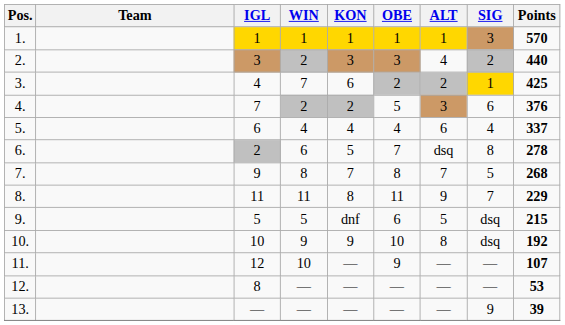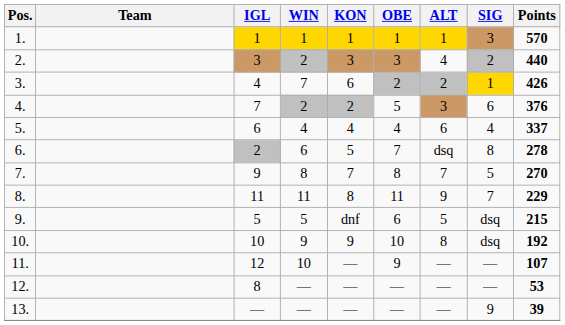(537, 83) 425 -> (537, 83) 426
(537, 173) 268 -> (537, 173) 270
